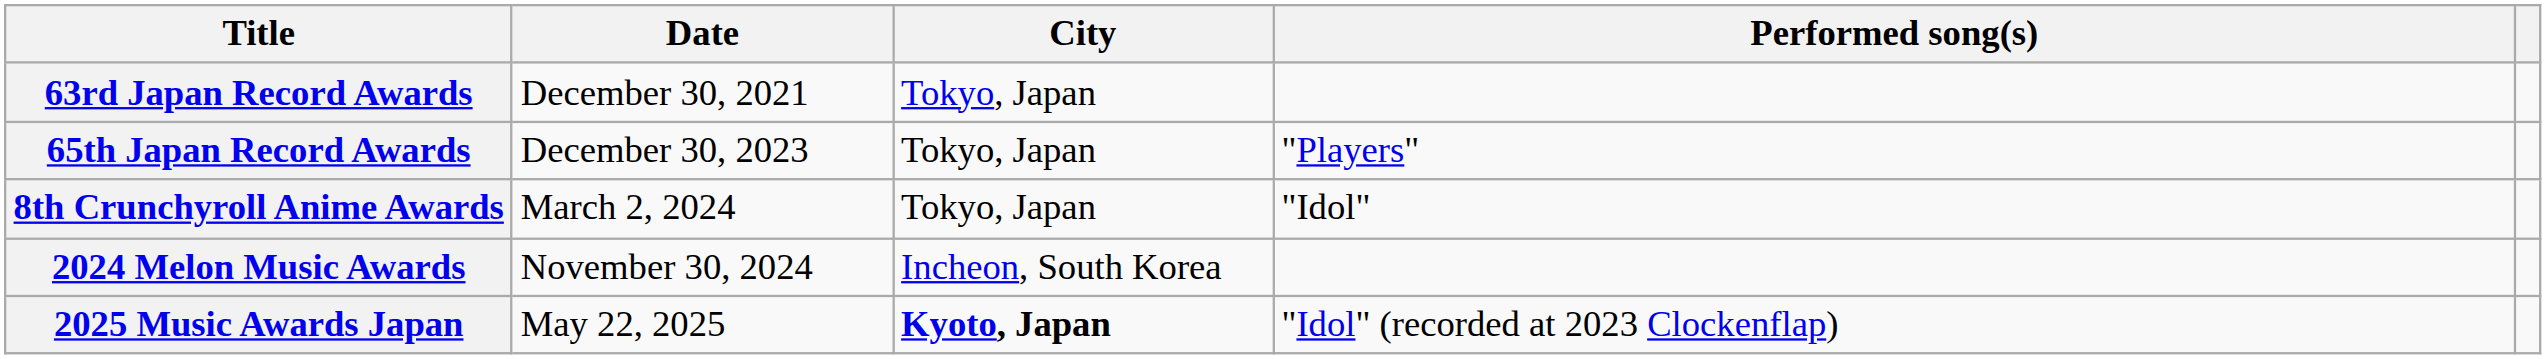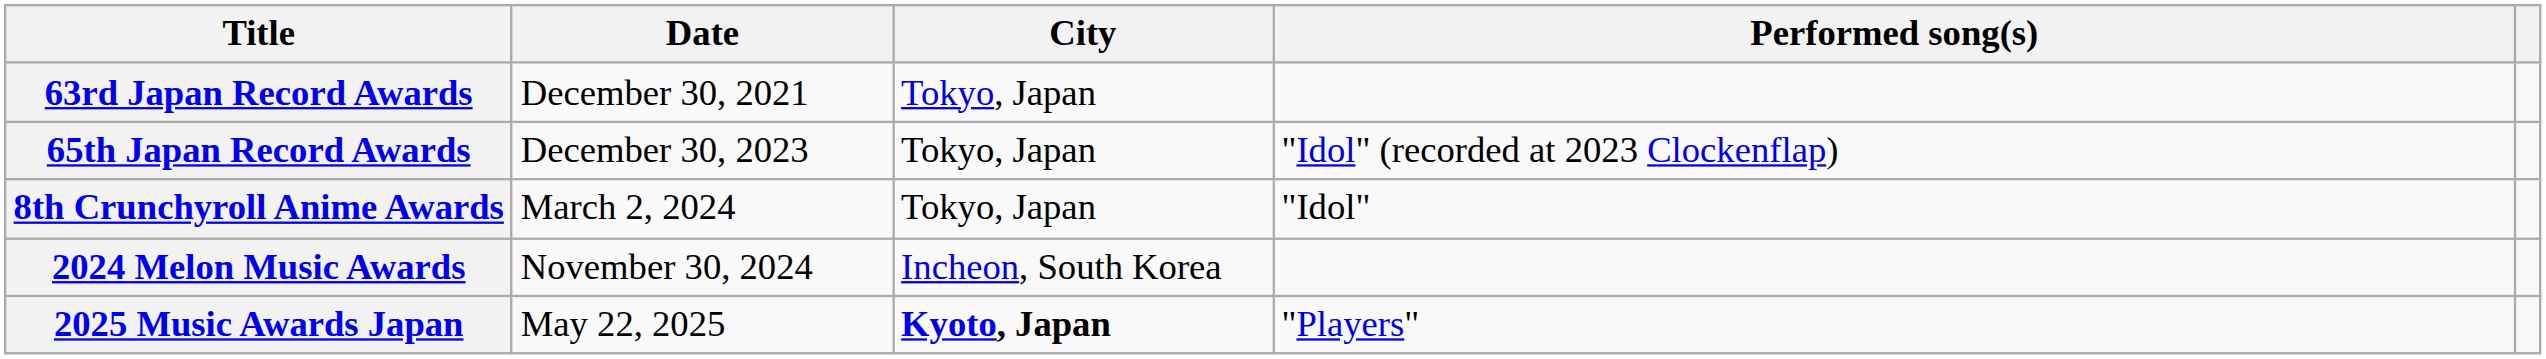(1350, 149) "Players" -> (1560, 149) "Idol" (recorded at 2023 Clockenflap)
(1560, 324) "Idol" (recorded at 2023 Clockenflap) -> (1350, 324) "Players"
